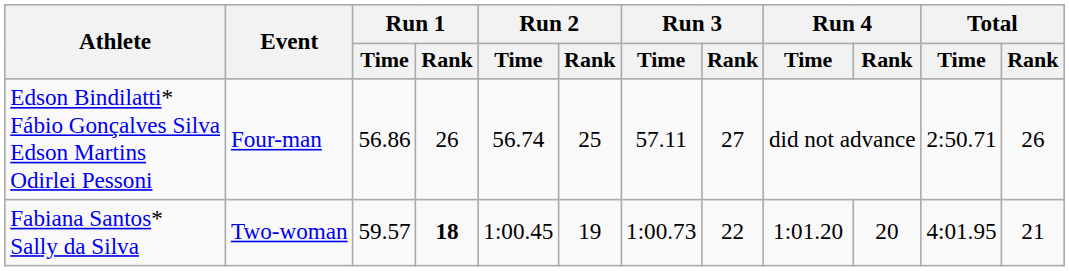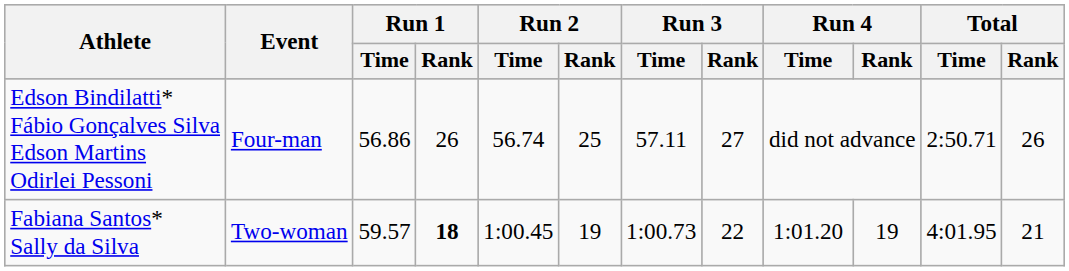(887, 232) 20 -> (887, 232) 19
